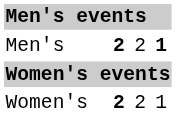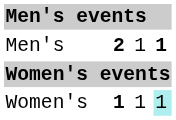(140, 46) 2 -> (140, 46) 1
(119, 103) 2 -> (119, 103) 1
(140, 103) 2 -> (140, 103) 1
(161, 103) no background -> (161, 103) paleturquoise background
